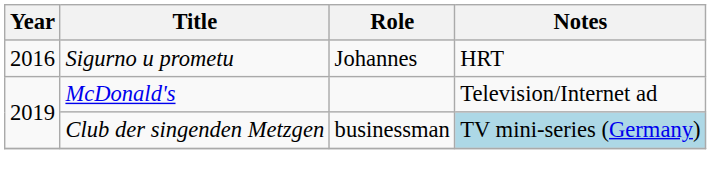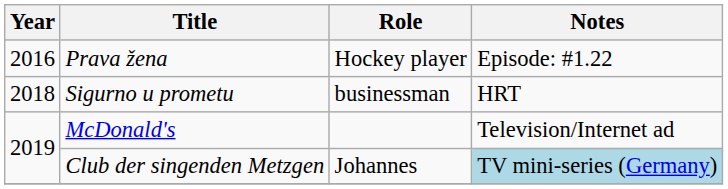+ row: (116, 58)
(32, 58) 2016 -> (32, 93) 2018
(376, 58) Johannes -> (392, 93) businessman
(392, 129) businessman -> (376, 165) Johannes
